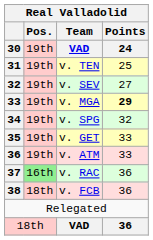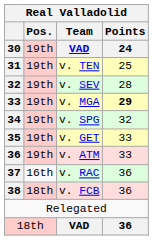(125, 84) 27 -> (125, 84) 28
(40, 173) lightgreen background -> (40, 173) no background
